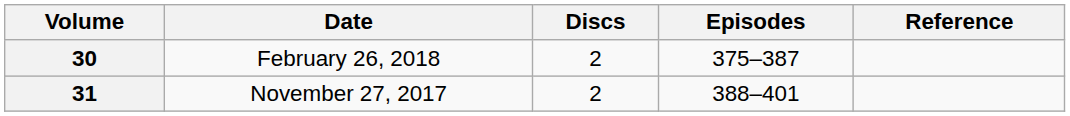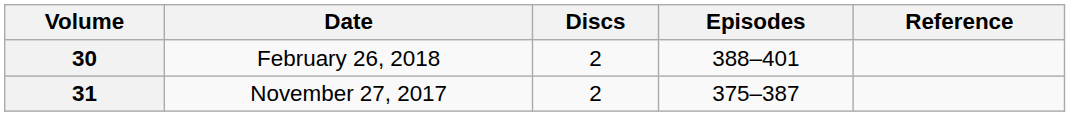(756, 57) 375–387 -> (756, 57) 388–401
(756, 93) 388–401 -> (756, 93) 375–387
